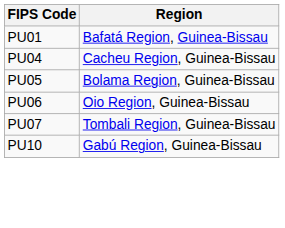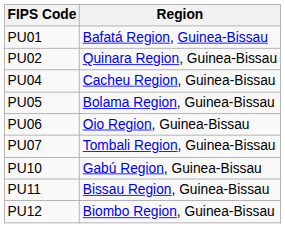+ row: (25, 59)
+ row: (24, 189)
+ row: (25, 211)
